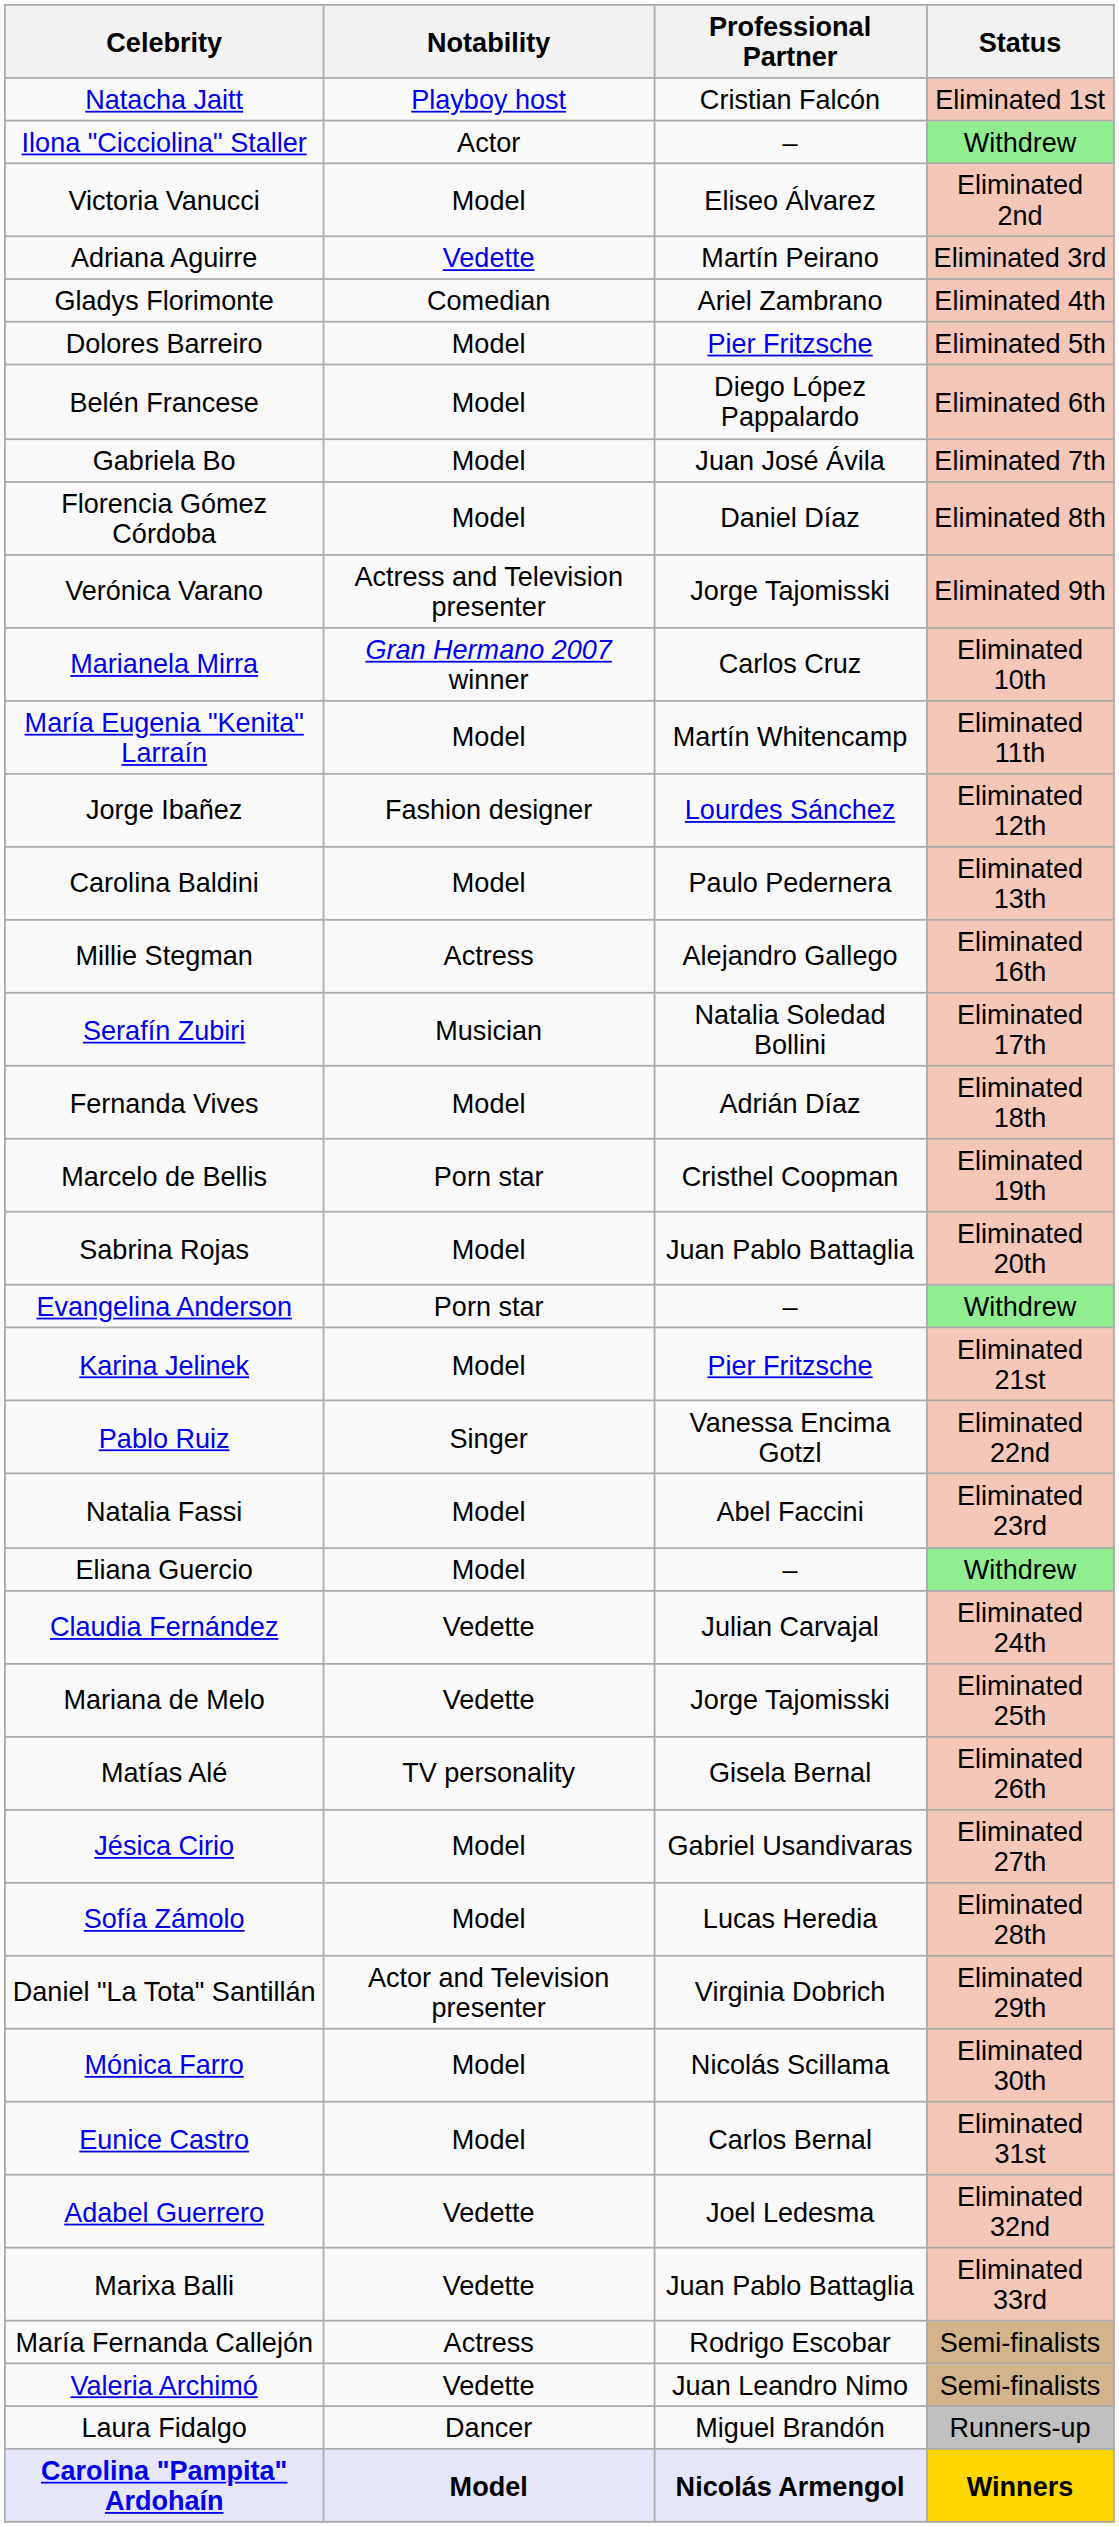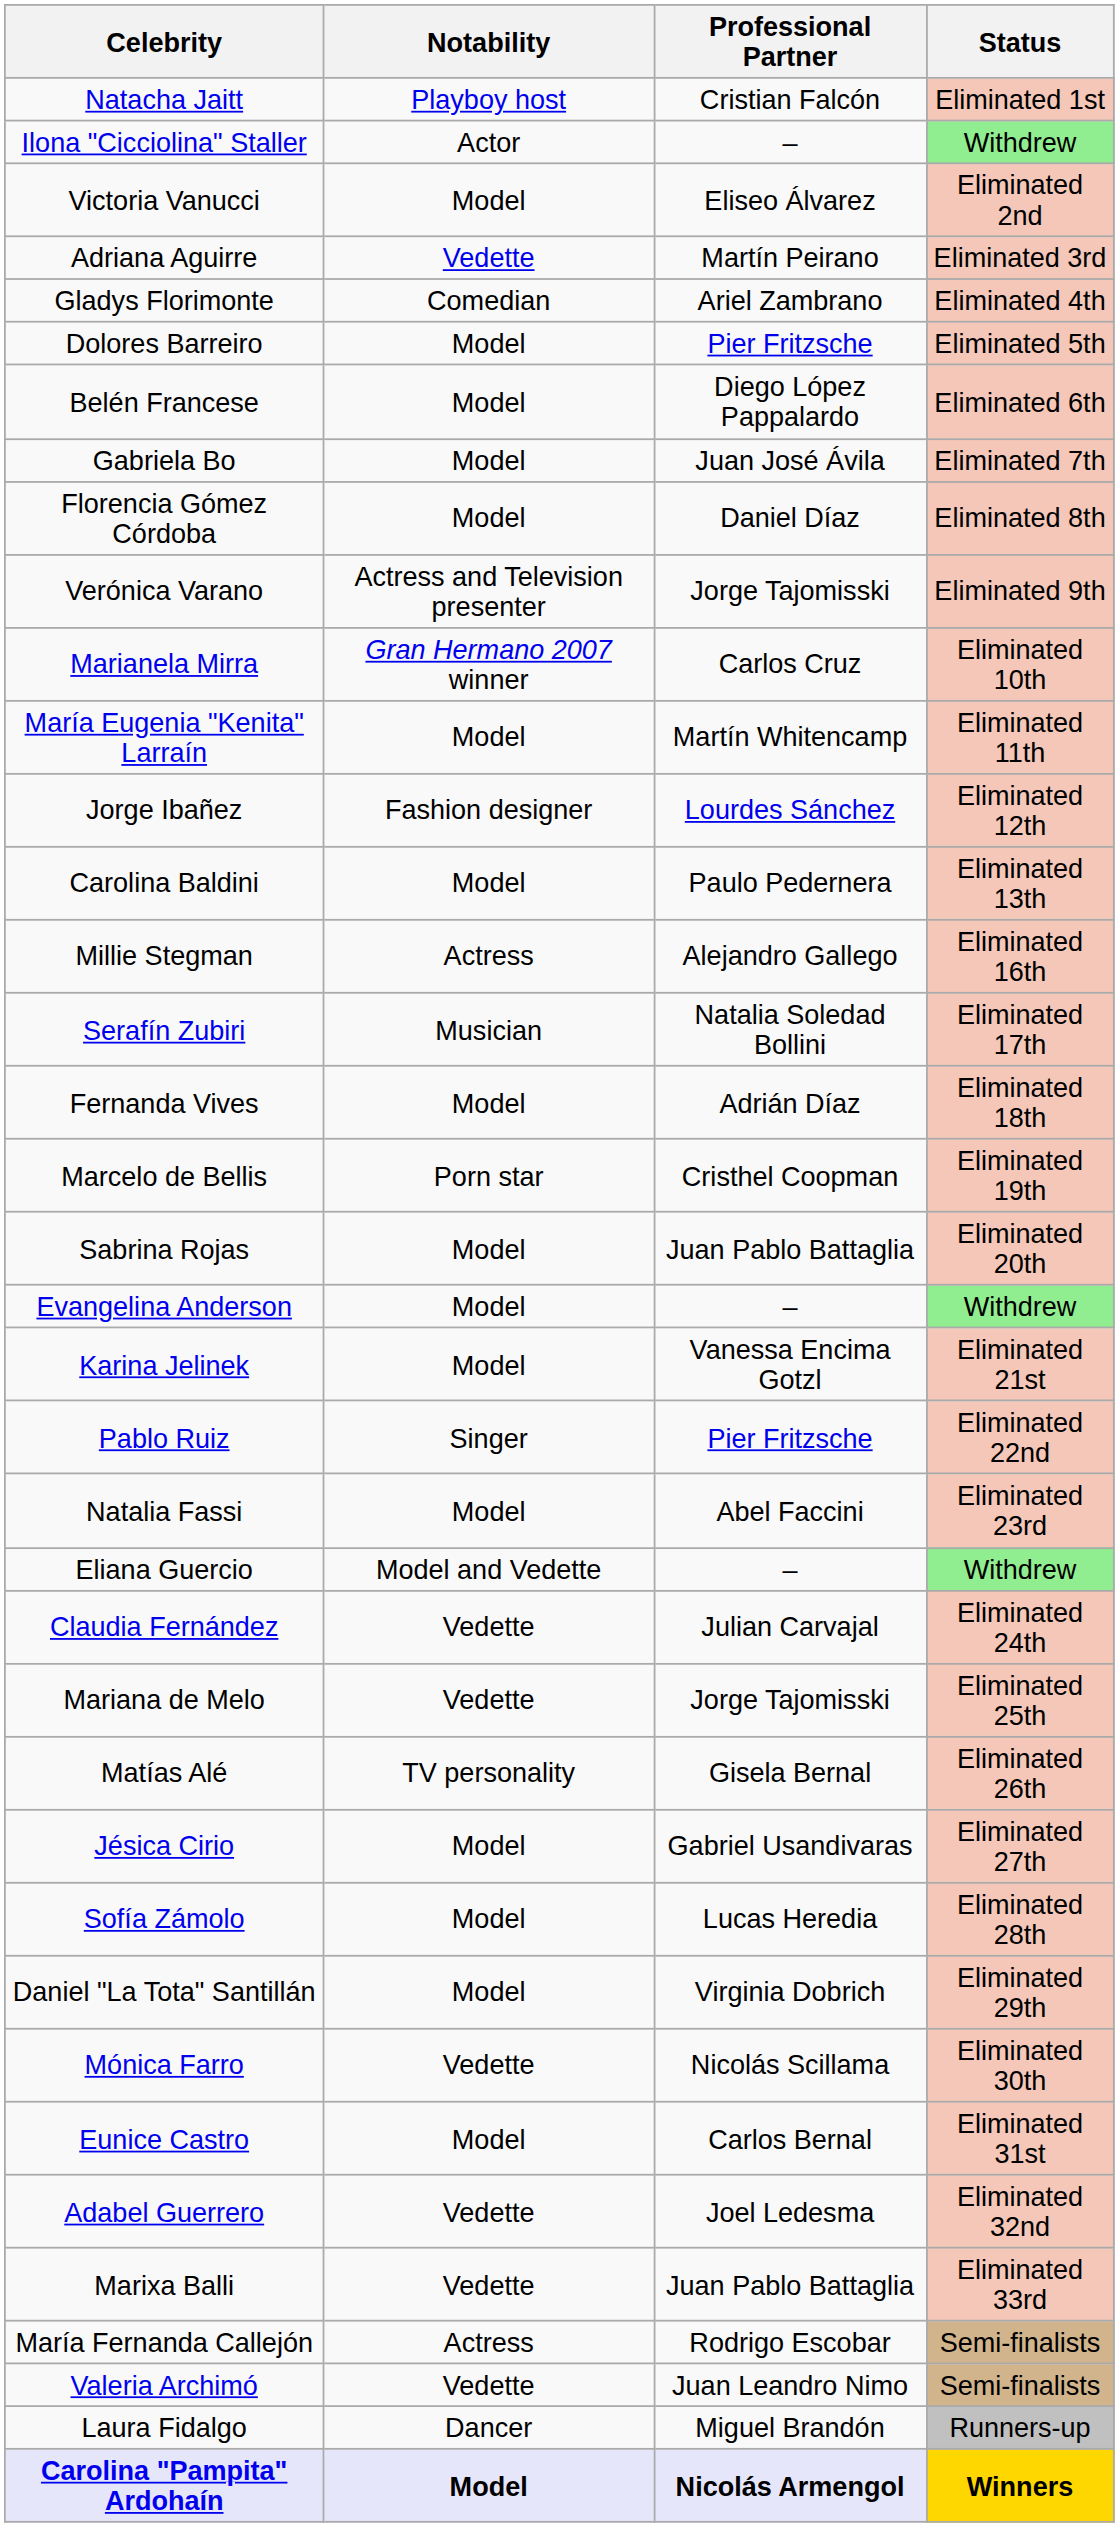(489, 1307) Porn star -> (489, 1307) Model
(790, 1365) Pier Fritzsche -> (790, 1365) Vanessa Encima Gotzl
(790, 1438) Vanessa Encima Gotzl -> (790, 1438) Pier Fritzsche
(489, 1569) Model -> (489, 1569) Model and Vedette
(489, 1992) Actor and Television presenter -> (489, 1992) Model
(489, 2065) Model -> (489, 2065) Vedette
